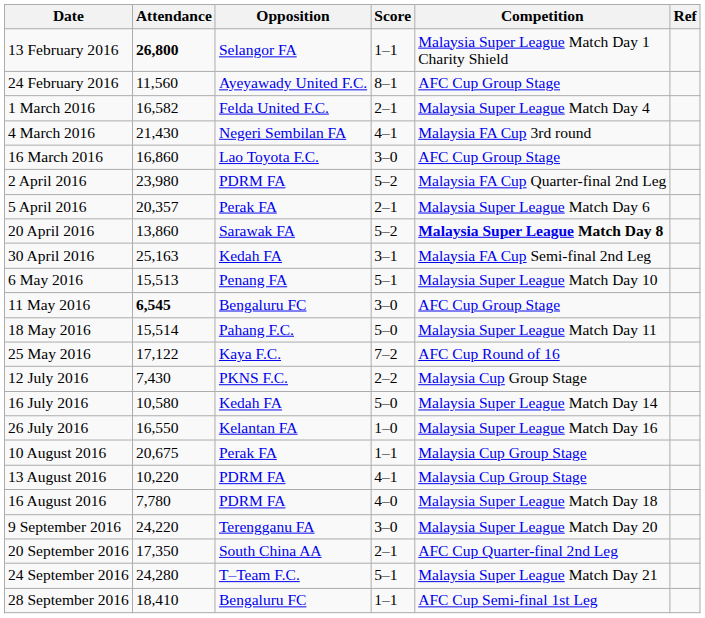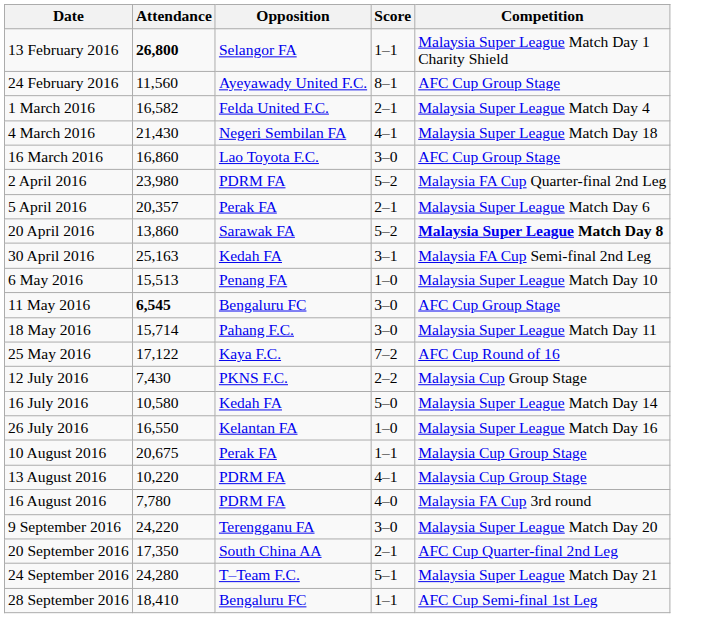- column: (685, 16)
(505, 132) Malaysia FA Cup 3rd round -> (538, 132) Malaysia Super League Match Day 18
(386, 280) 5–1 -> (386, 280) 1–0
(157, 329) 15,514 -> (157, 329) 15,714
(386, 329) 5–0 -> (386, 329) 3–0
(538, 501) Malaysia Super League Match Day 18 -> (505, 501) Malaysia FA Cup 3rd round
